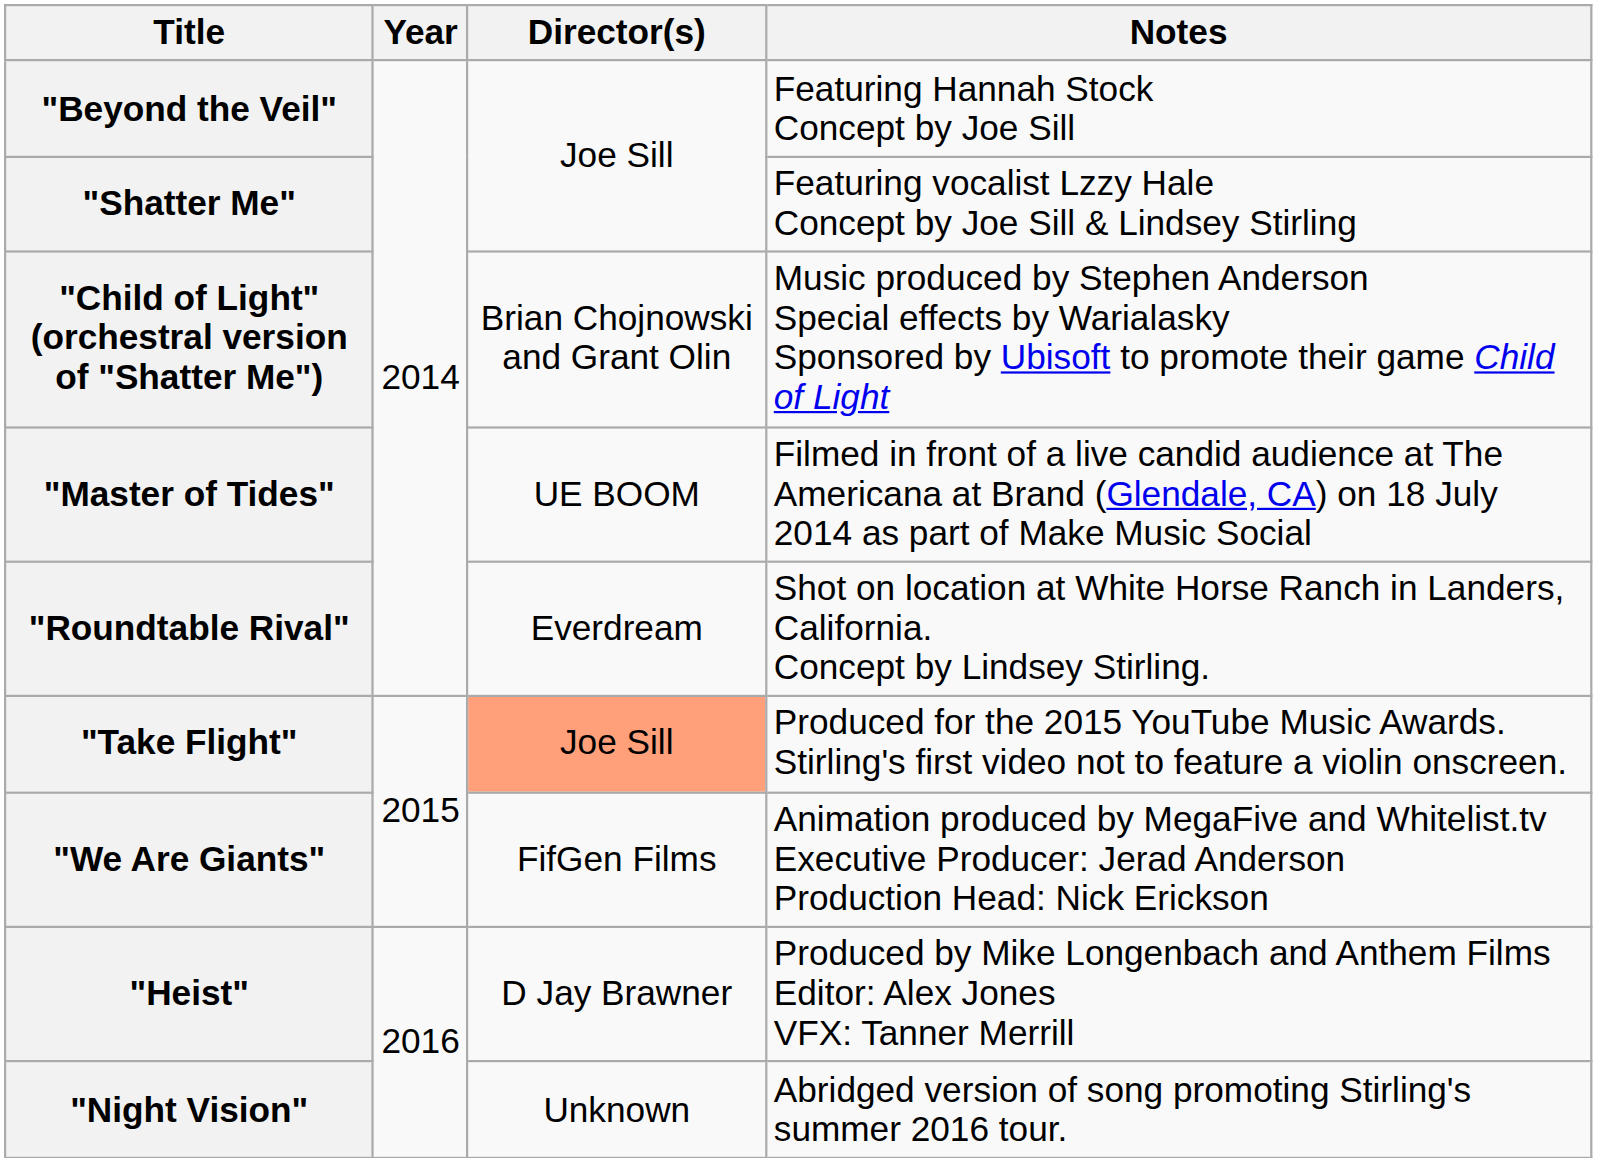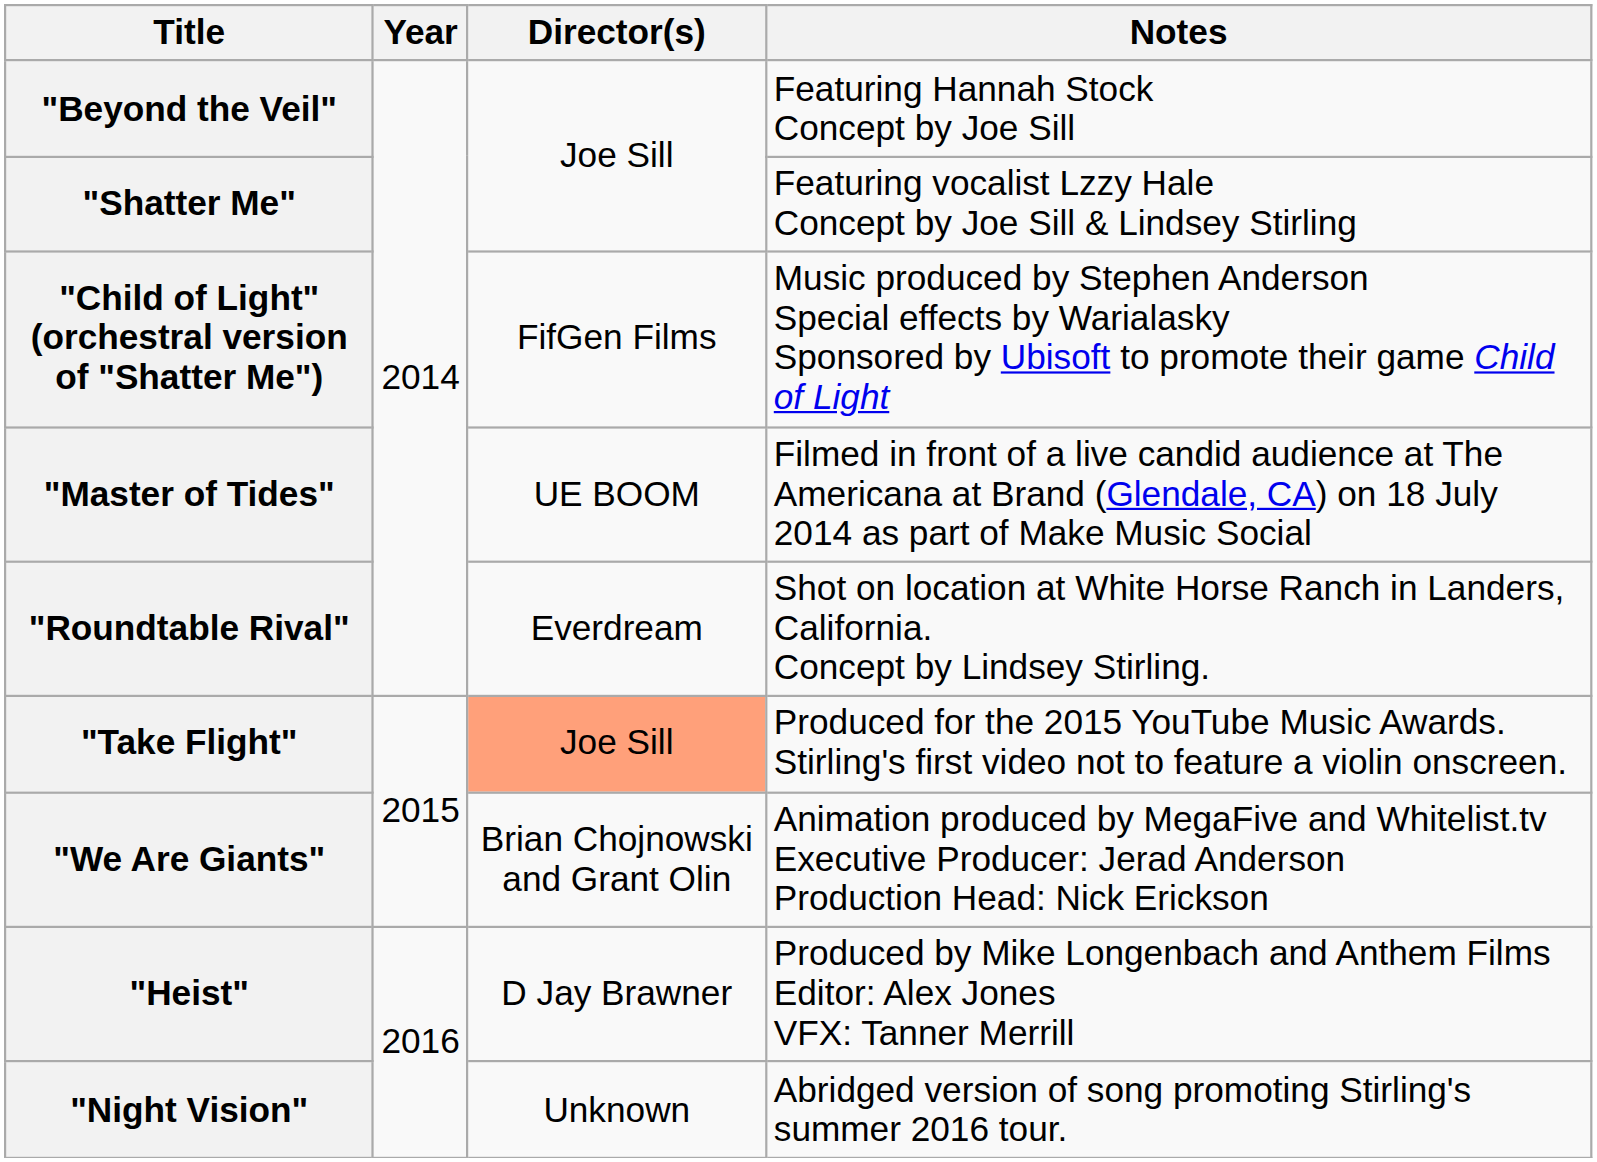(617, 338) Brian Chojnowski and Grant Olin -> (617, 338) FifGen Films
(617, 858) FifGen Films -> (617, 858) Brian Chojnowski and Grant Olin
